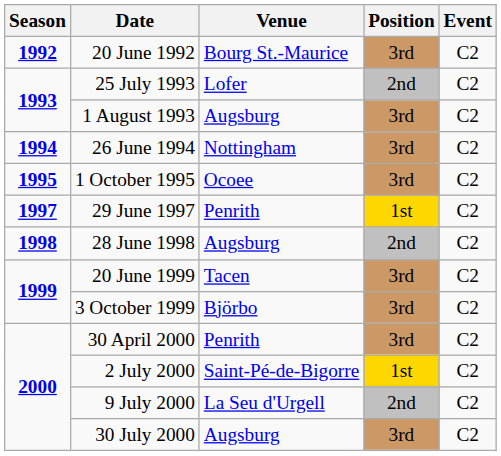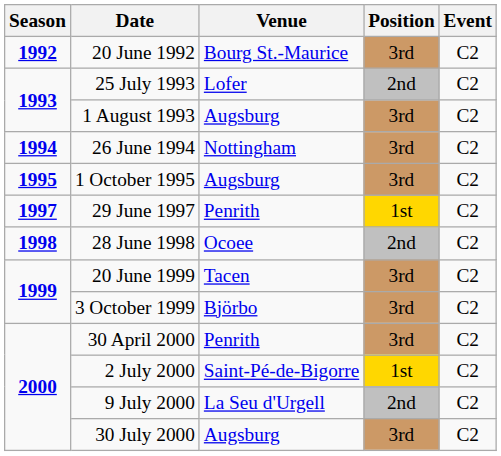(229, 179) Ocoee -> (242, 179) Augsburg
(242, 243) Augsburg -> (229, 243) Ocoee
